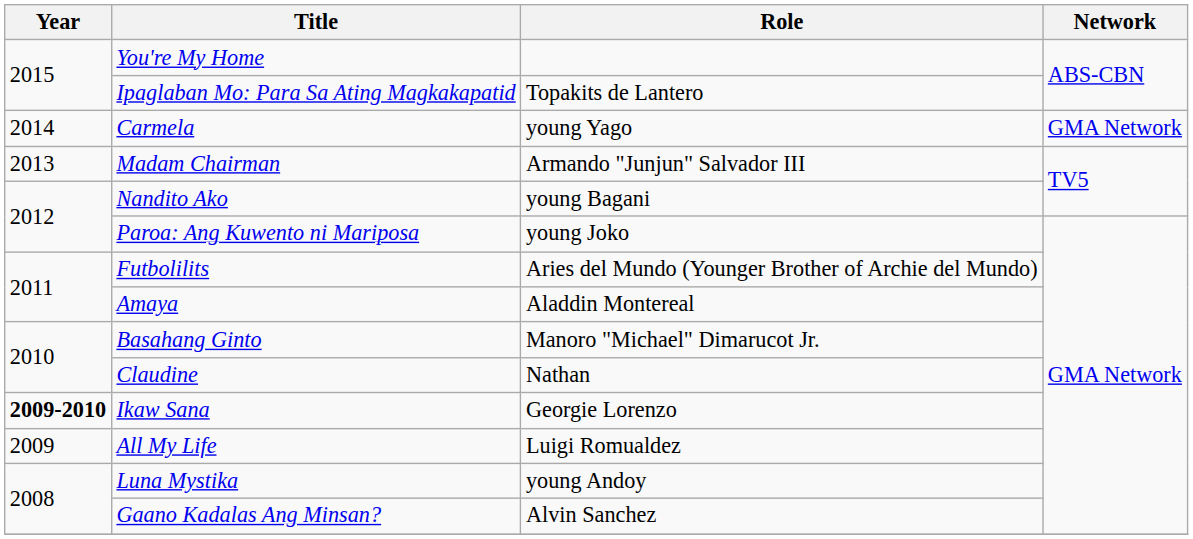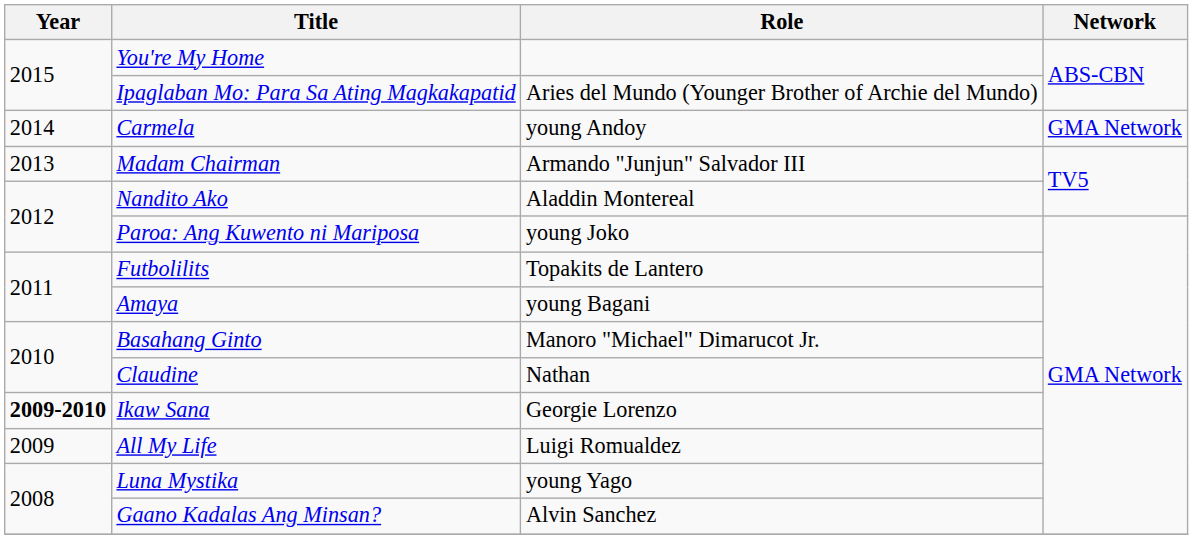(615, 92) Topakits de Lantero -> (782, 92) Aries del Mundo (Younger Brother of Archie del Mundo)
(579, 127) young Yago -> (586, 127) young Andoy
(588, 198) young Bagani -> (610, 198) Aladdin Montereal
(782, 269) Aries del Mundo (Younger Brother of Archie del Mundo) -> (615, 269) Topakits de Lantero
(610, 304) Aladdin Montereal -> (588, 304) young Bagani
(586, 480) young Andoy -> (579, 480) young Yago
